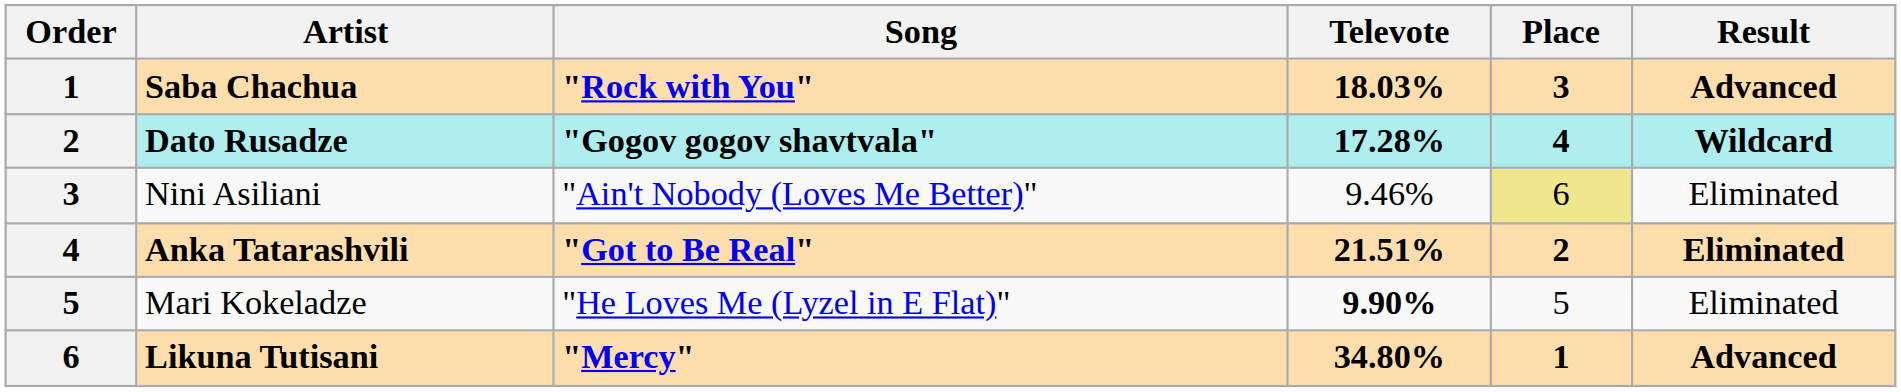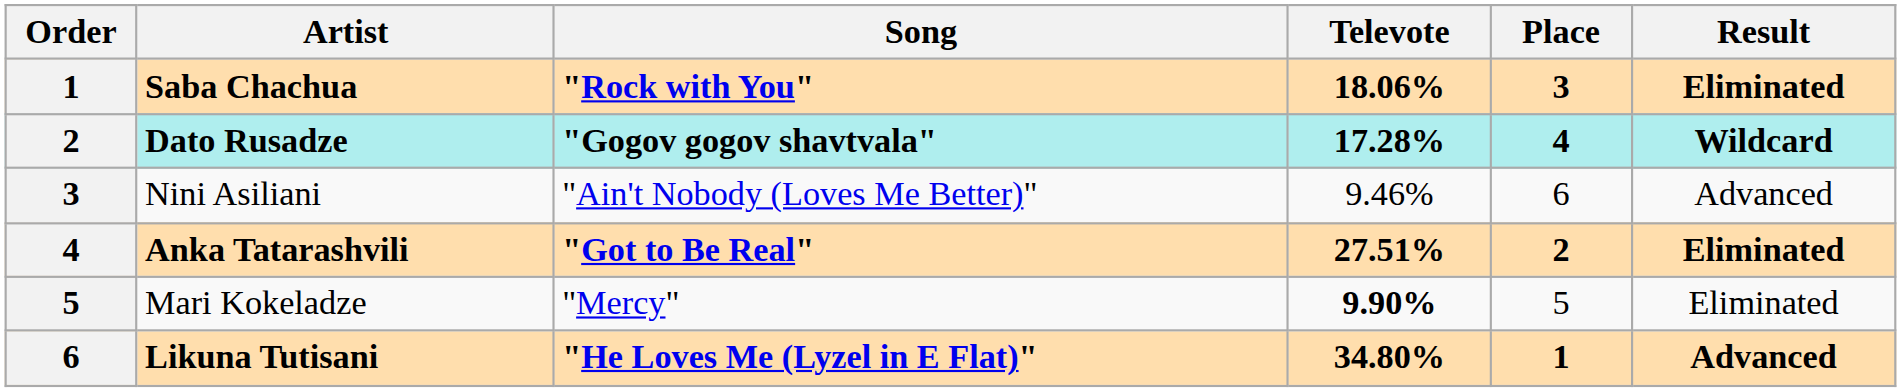(1389, 85) 18.03% -> (1389, 85) 18.06%
(1764, 85) Advanced -> (1764, 85) Eliminated
(1561, 194) khaki background -> (1561, 194) no background
(1764, 194) Eliminated -> (1764, 194) Advanced
(1389, 248) 21.51% -> (1389, 248) 27.51%
(786, 303) "He Loves Me (Lyzel in E Flat)" -> (621, 303) "Mercy"
(628, 357) "Mercy" -> (800, 357) "He Loves Me (Lyzel in E Flat)"
